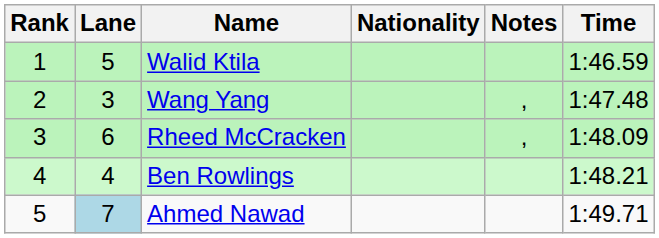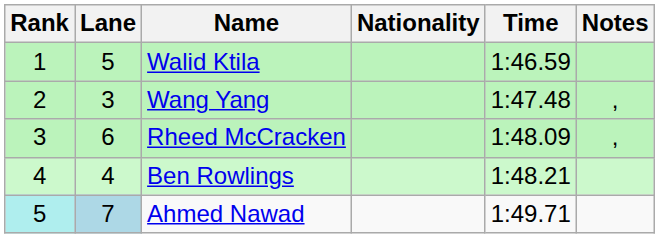columns swapped: (608, 23) <-> (524, 23)
(40, 213) no background -> (40, 213) paleturquoise background
